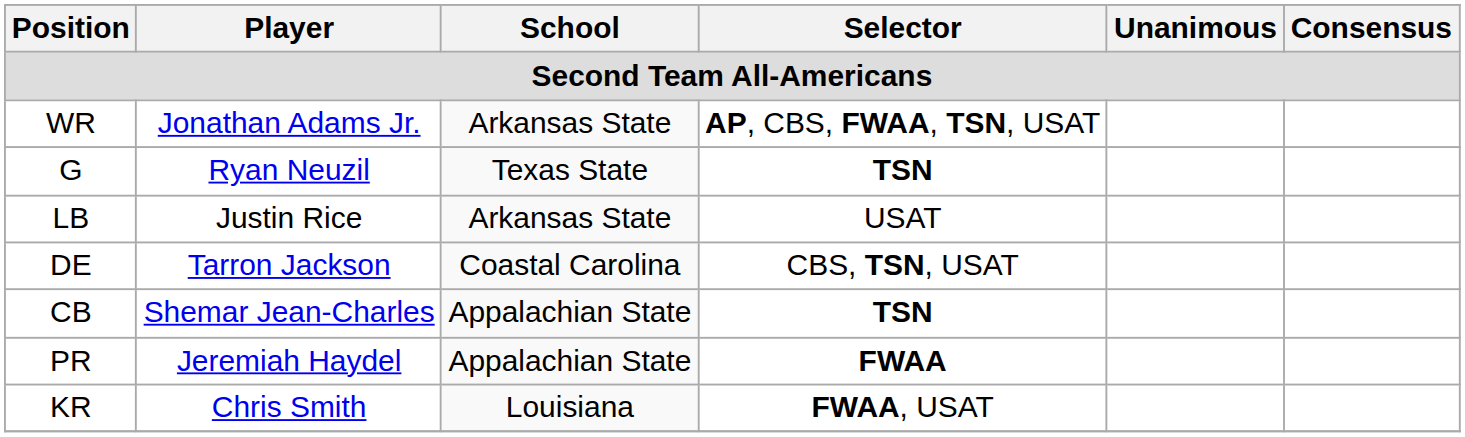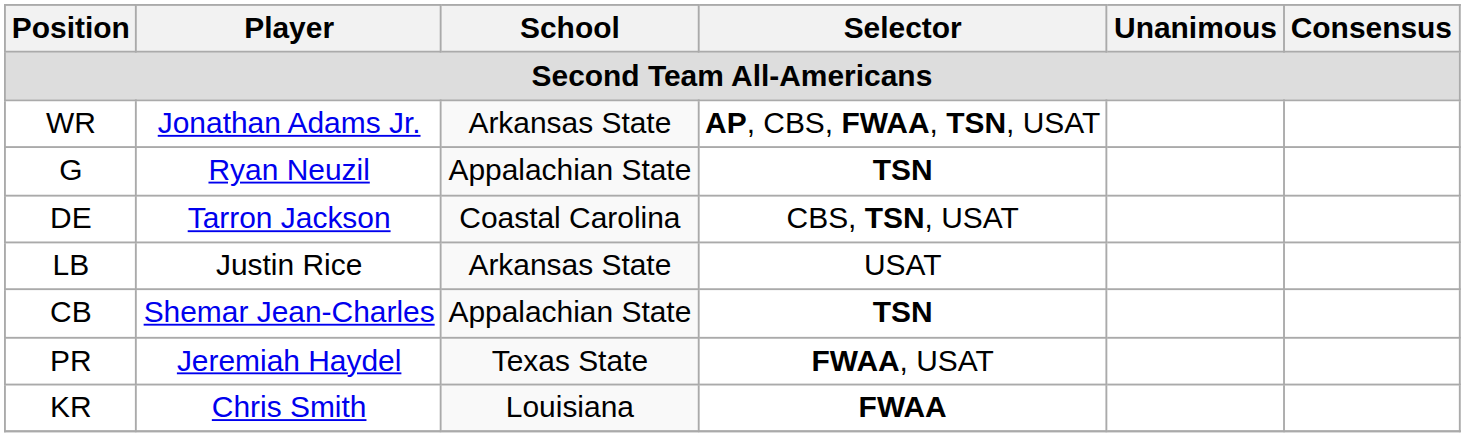(570, 170) Texas State -> (570, 170) Appalachian State
rows swapped: (71, 265) <-> (71, 218)
(570, 360) Appalachian State -> (570, 360) Texas State
(903, 360) FWAA -> (903, 360) FWAA, USAT
(903, 407) FWAA, USAT -> (903, 407) FWAA
